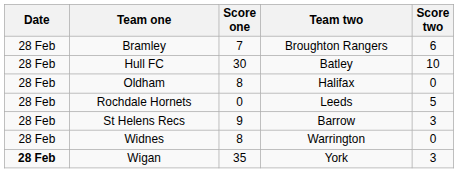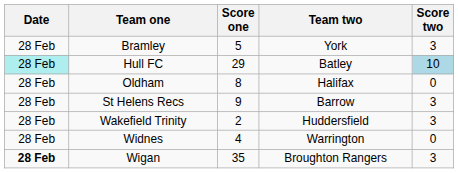(240, 45) 7 -> (238, 45) 5
(336, 45) Broughton Rangers -> (336, 45) York
(433, 45) 6 -> (433, 45) 3
(37, 64) no background -> (37, 64) paleturquoise background
(240, 64) 30 -> (238, 64) 29
(433, 64) no background -> (433, 64) lightblue background
- row: (144, 102)
+ row: (143, 121)
(240, 139) 8 -> (238, 139) 4
(336, 158) York -> (336, 158) Broughton Rangers
